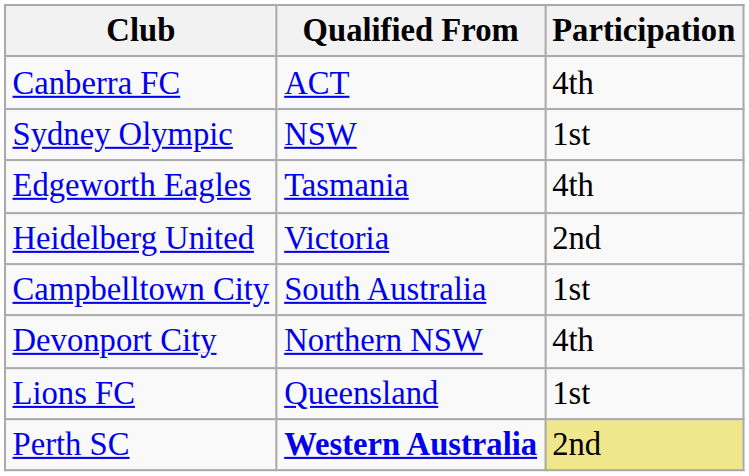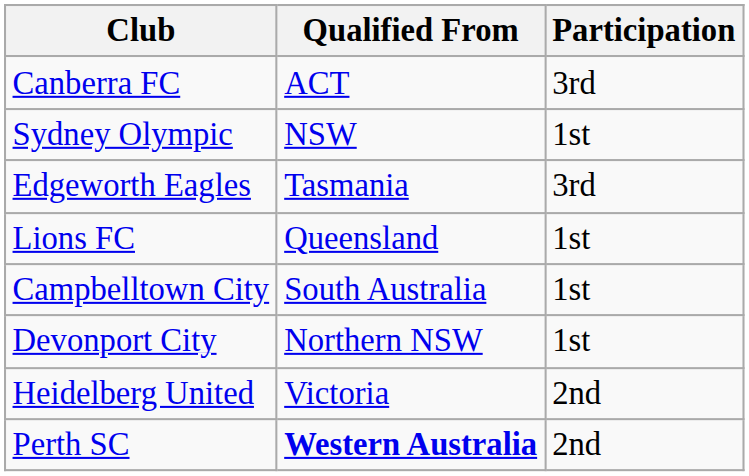(573, 82) 4th -> (574, 82) 3rd
(573, 185) 4th -> (574, 185) 3rd
rows swapped: (74, 392) <-> (133, 237)
(573, 340) 4th -> (571, 340) 1st
(577, 444) khaki background -> (577, 444) no background
